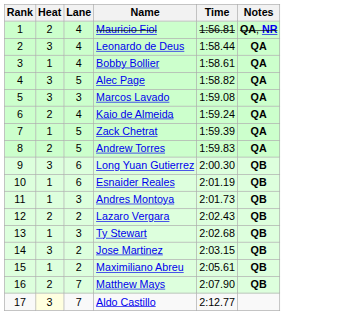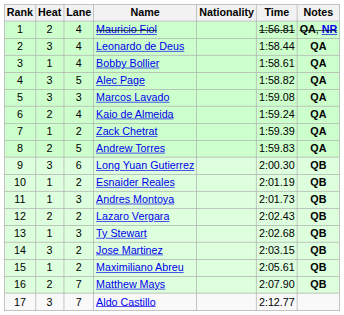+ column: (227, 13)
(79, 132) 5 -> (79, 132) 2
(79, 183) 6 -> (79, 183) 2
(50, 302) lightyellow background -> (50, 302) no background
